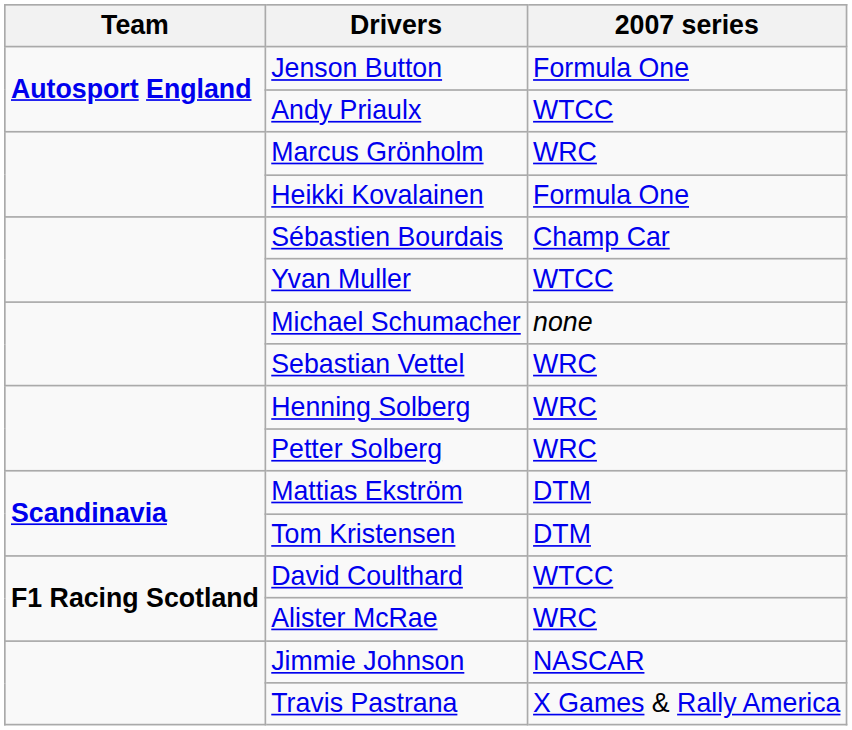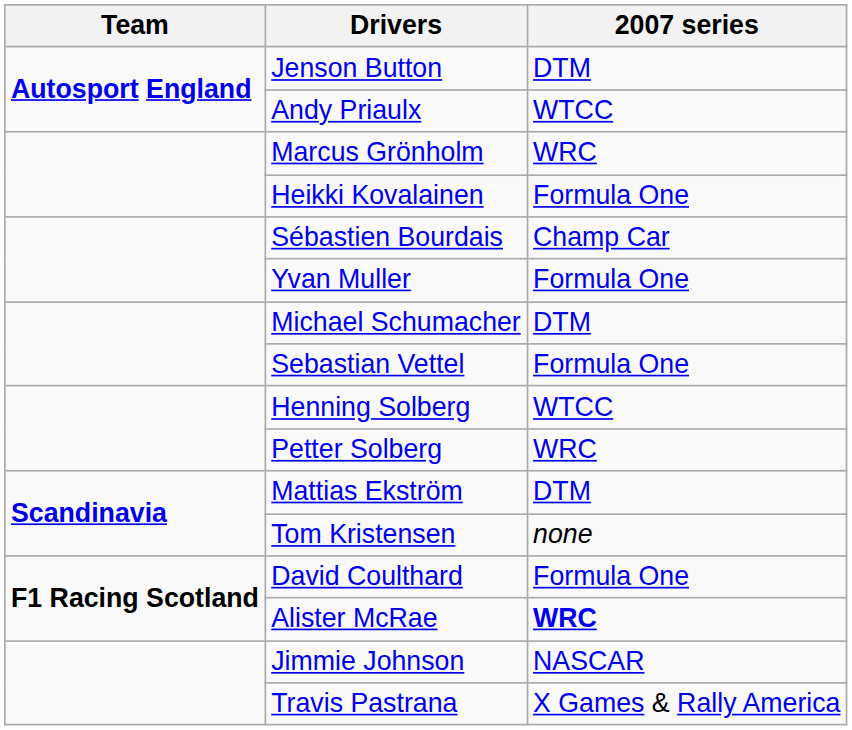(611, 68) Formula One -> (562, 68) DTM
(573, 279) WTCC -> (611, 279) Formula One
(563, 322) none -> (562, 322) DTM
(565, 364) WRC -> (611, 364) Formula One
(565, 407) WRC -> (573, 407) WTCC
(562, 534) DTM -> (563, 534) none
(573, 576) WTCC -> (611, 576) Formula One
(565, 618) normal -> (565, 618) bold
